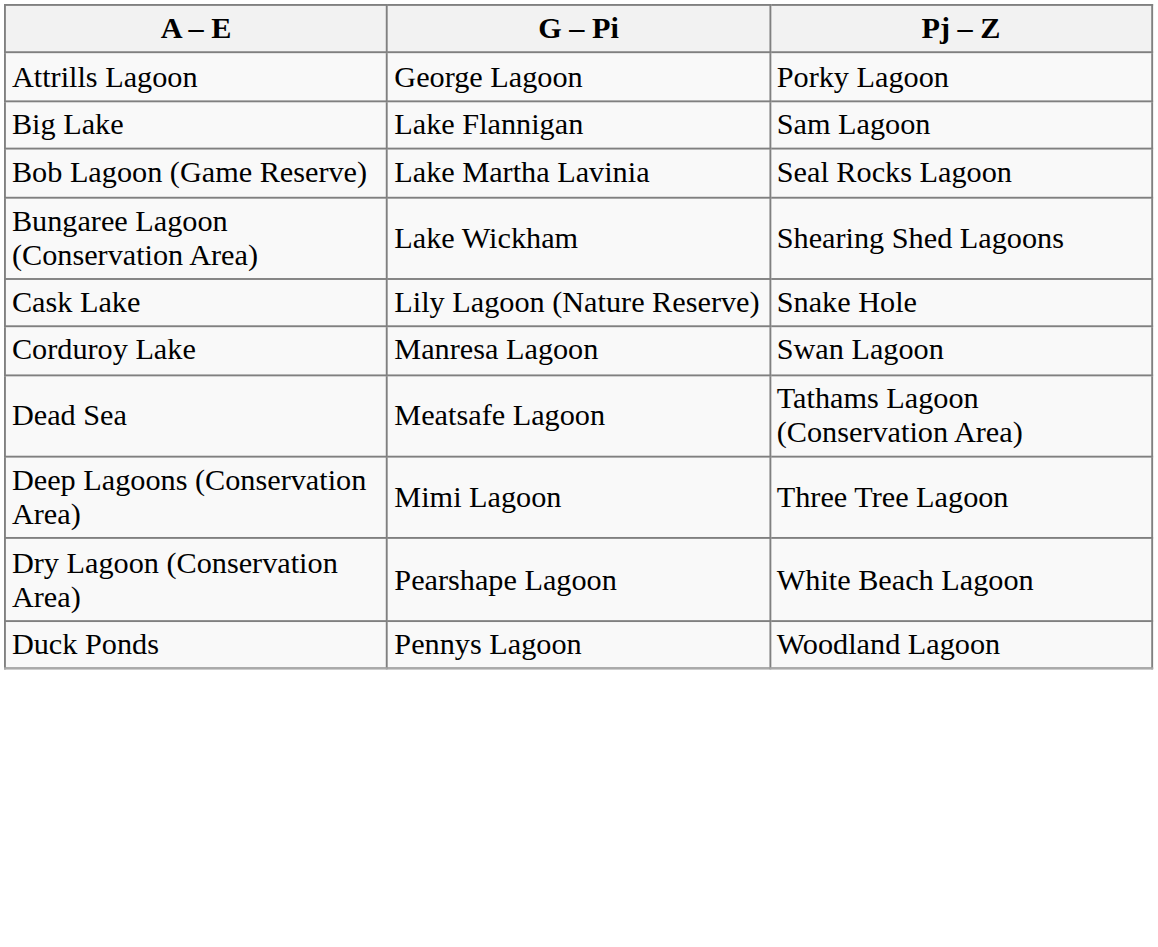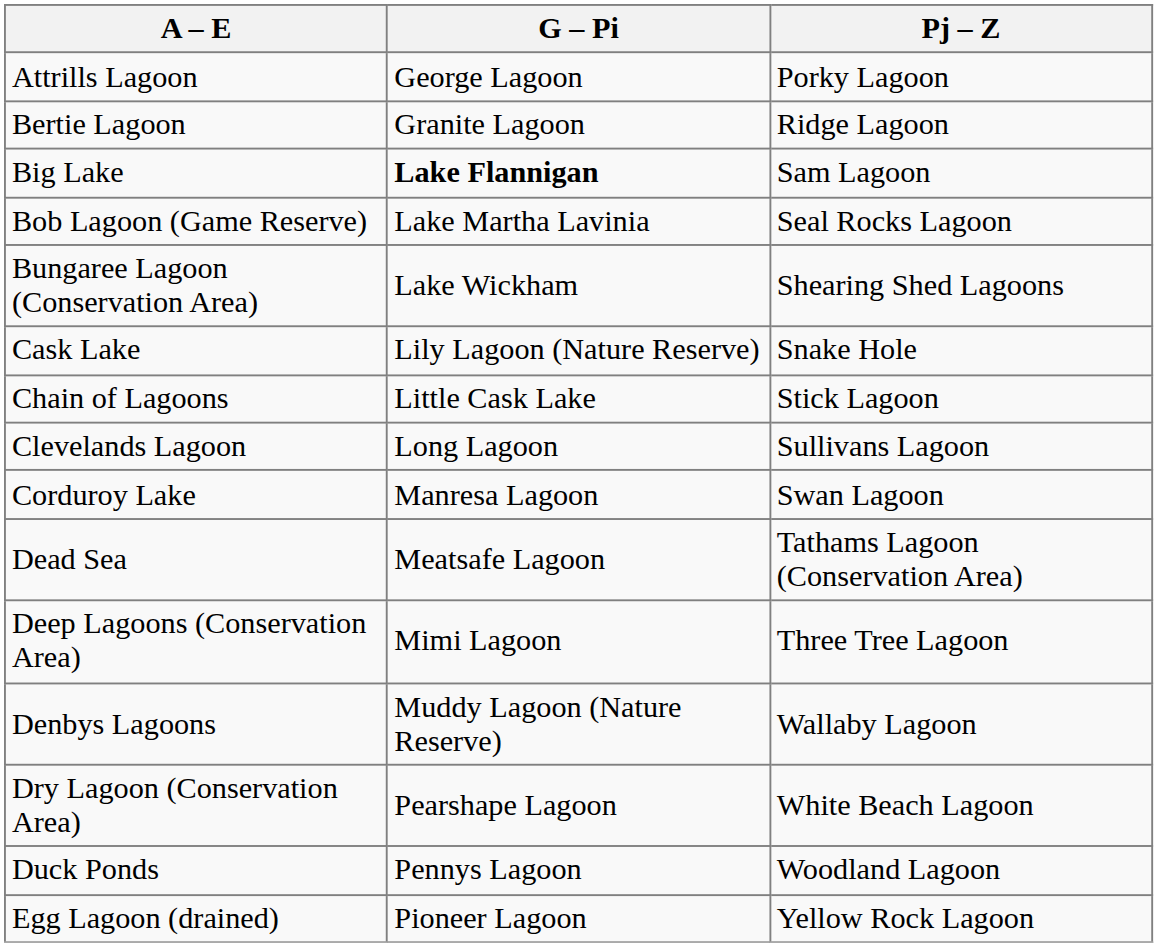+ row: (99, 124)
(489, 124) normal -> (496, 172) bold
+ row: (120, 398)
+ row: (129, 446)
+ row: (114, 723)
+ row: (145, 917)
